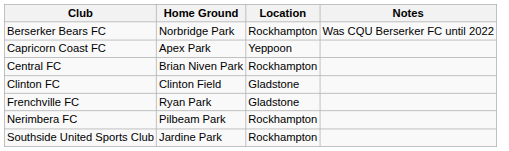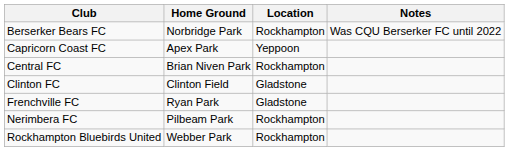+ row: (84, 137)
- row: (80, 137)
